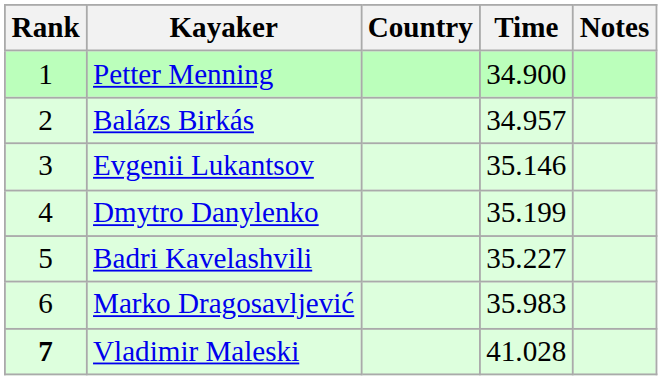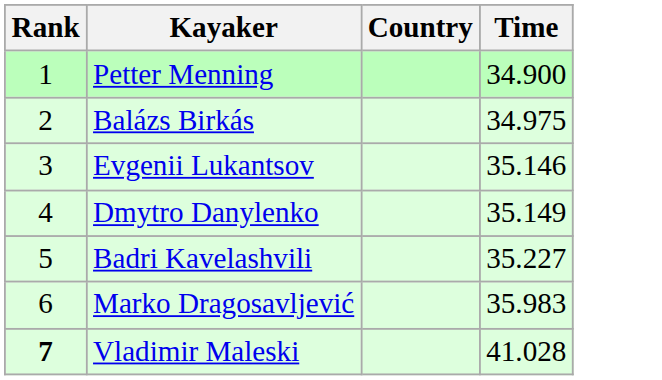- column: (615, 27)
(526, 119) 34.957 -> (526, 119) 34.975
(526, 212) 35.199 -> (526, 212) 35.149
